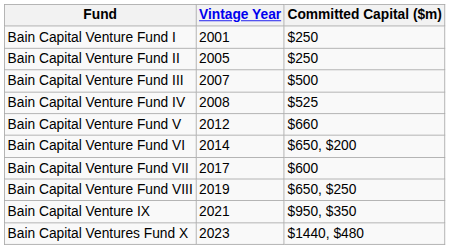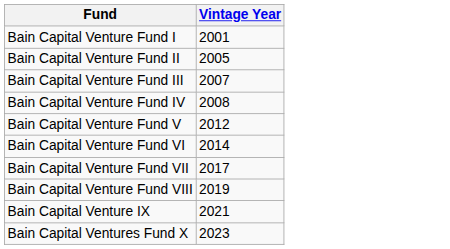- column: (365, 15)
